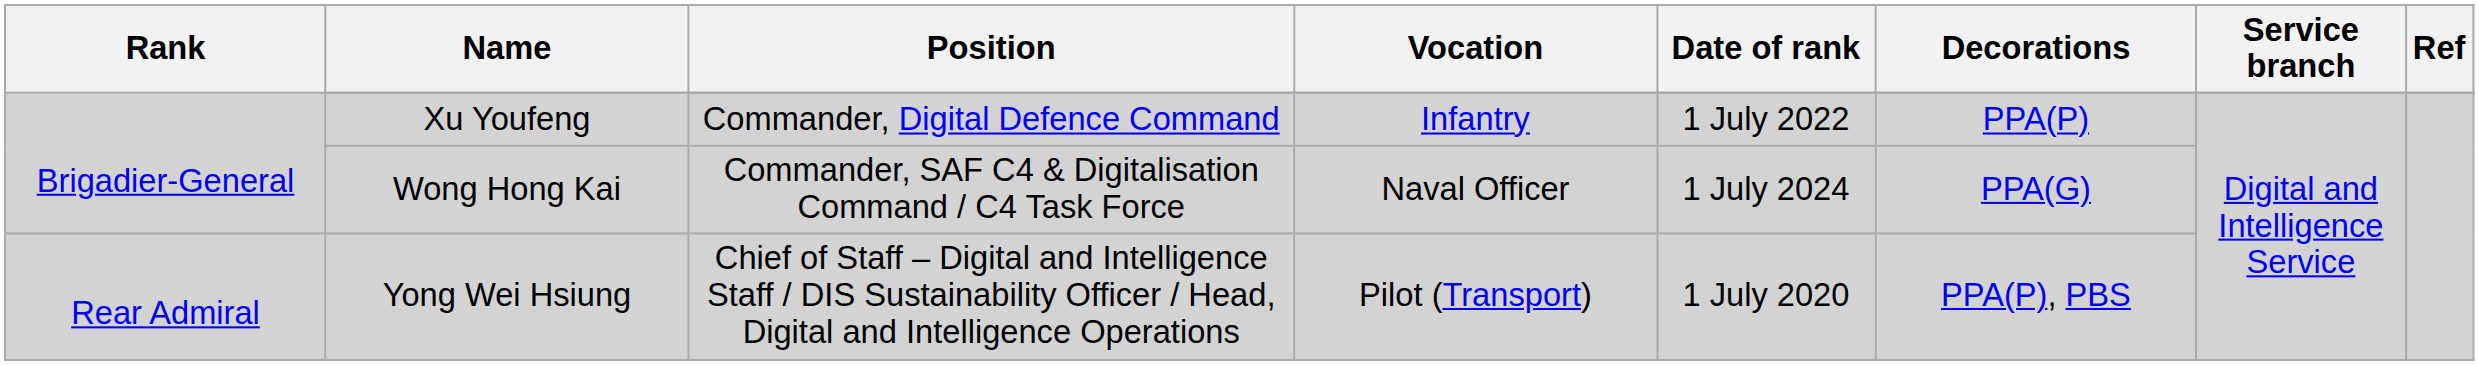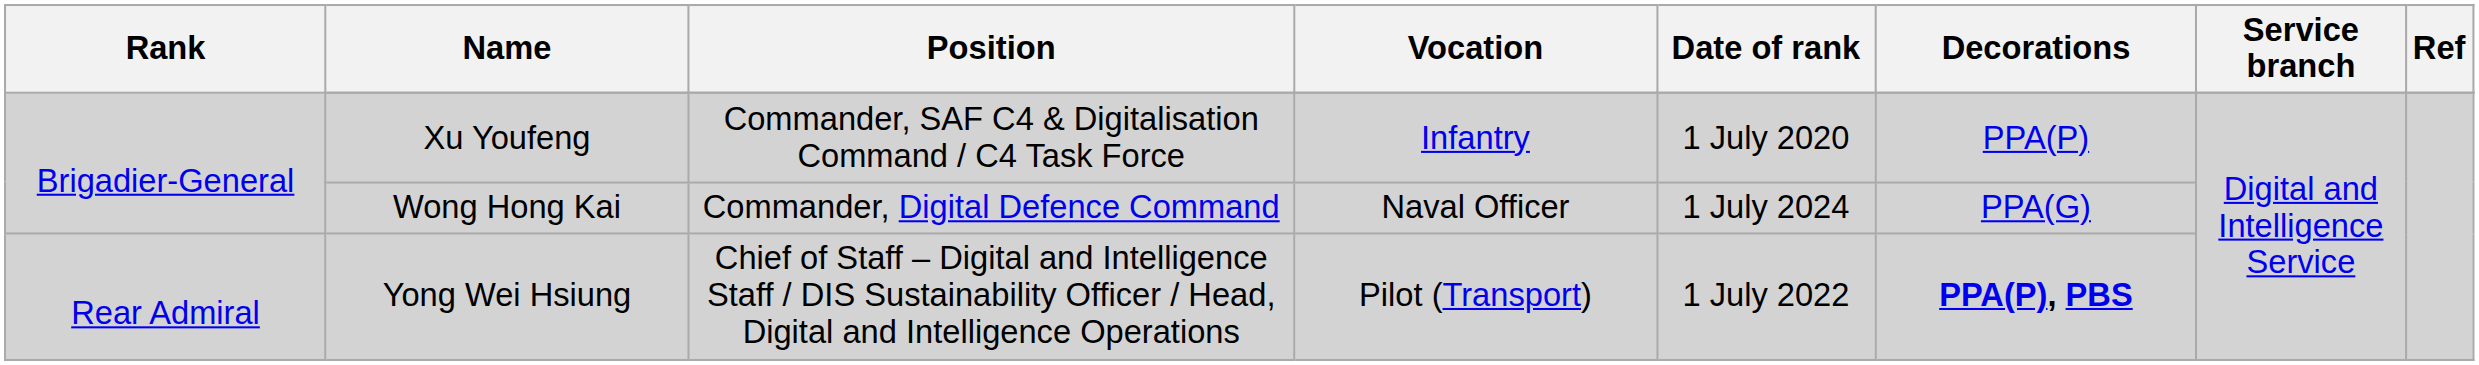(991, 118) Commander, Digital Defence Command -> (991, 137) Commander, SAF C4 & Digitalisation Command / C4 Task Force
(1766, 118) 1 July 2022 -> (1766, 137) 1 July 2020
(991, 188) Commander, SAF C4 & Digitalisation Command / C4 Task Force -> (991, 207) Commander, Digital Defence Command
(1766, 295) 1 July 2020 -> (1766, 295) 1 July 2022
(2036, 295) normal -> (2036, 295) bold
